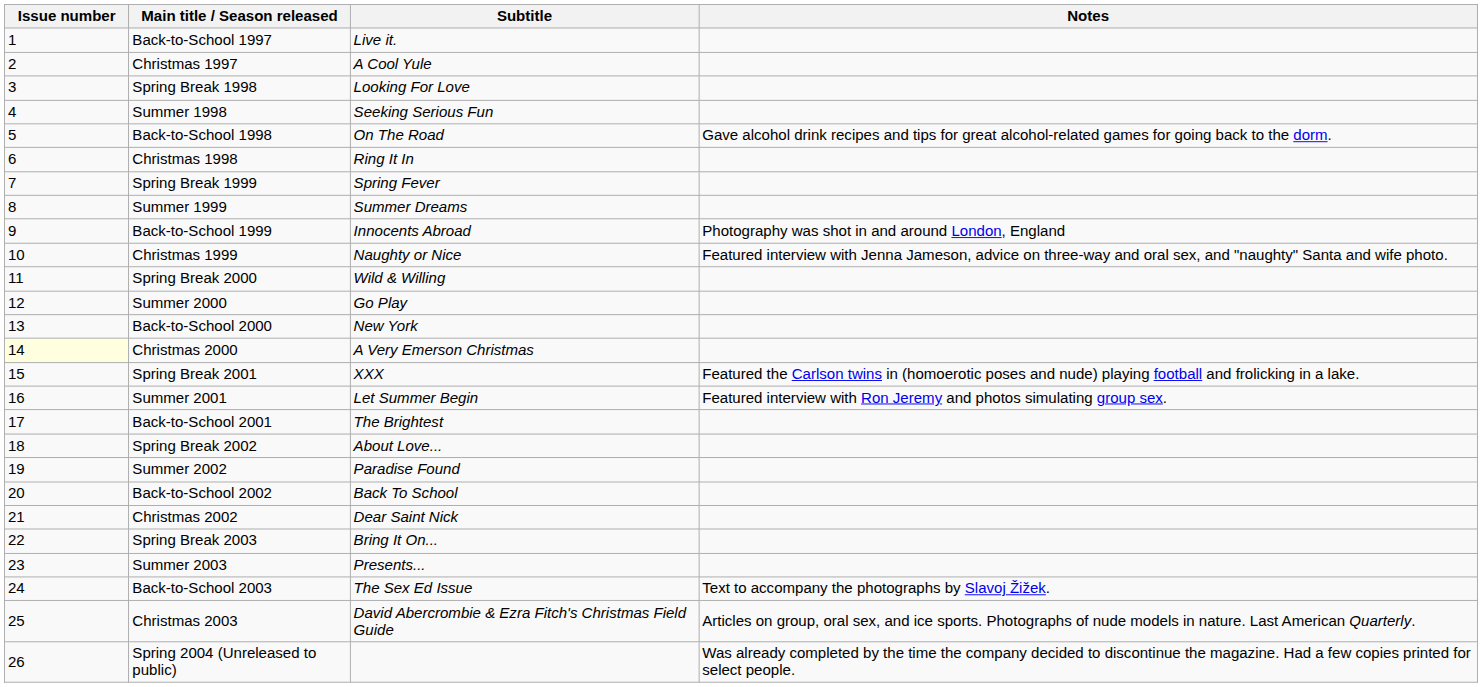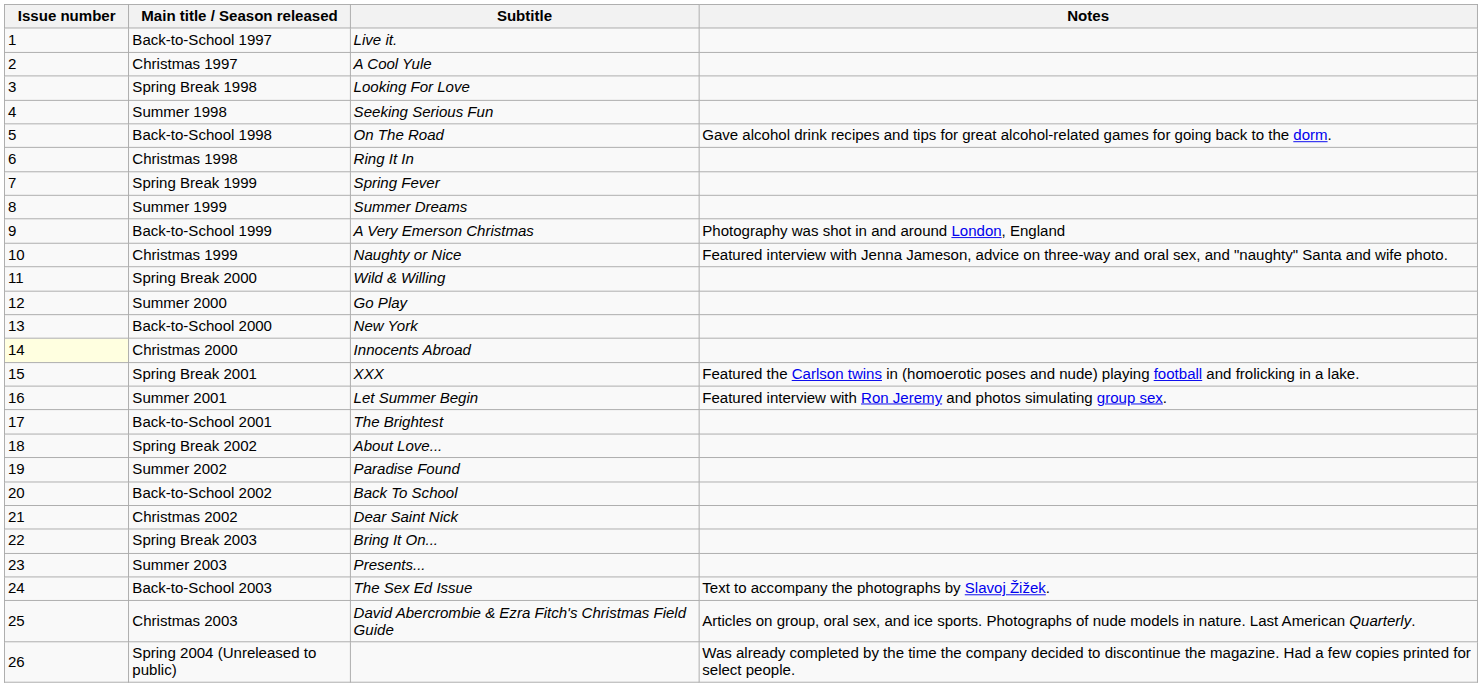(412, 231) Innocents Abroad -> (444, 231) A Very Emerson Christmas
(444, 350) A Very Emerson Christmas -> (412, 350) Innocents Abroad
